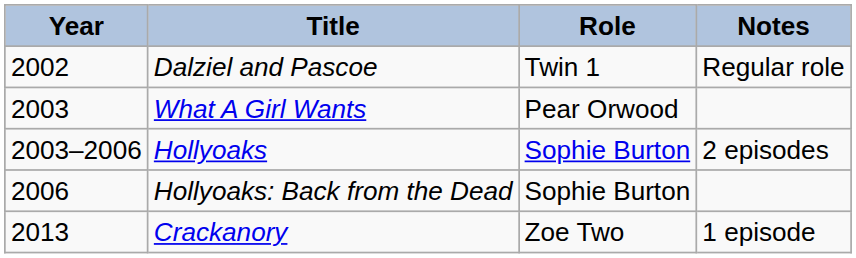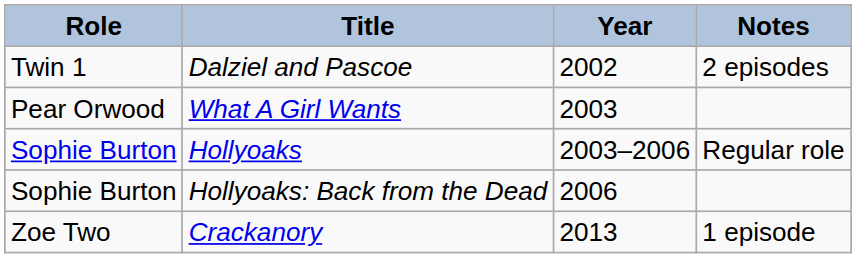columns swapped: (76, 26) <-> (607, 26)
(773, 67) Regular role -> (766, 67) 2 episodes
(766, 150) 2 episodes -> (773, 150) Regular role
